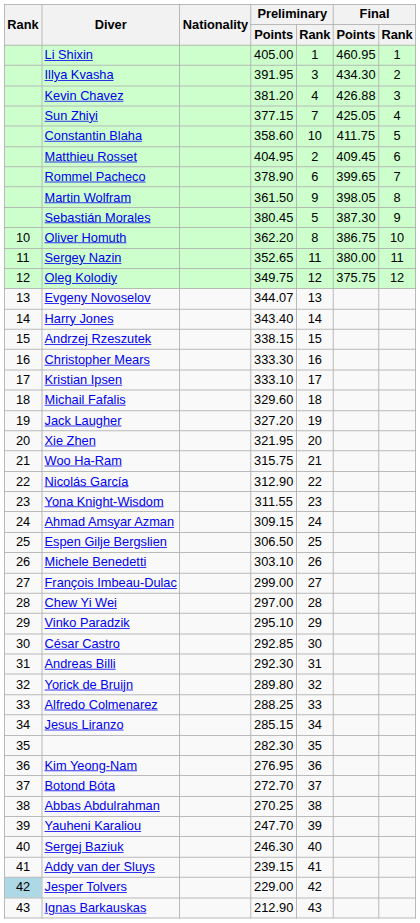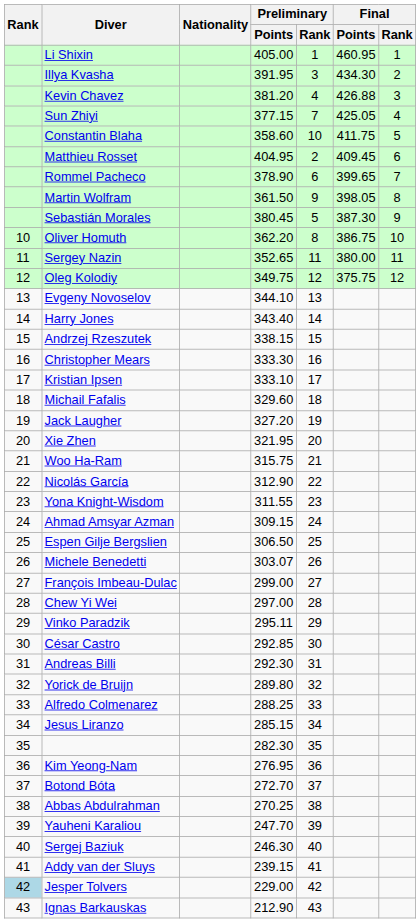(274, 298) 344.07 -> (274, 298) 344.10
(274, 562) 303.10 -> (274, 562) 303.07
(274, 623) 295.10 -> (274, 623) 295.11
